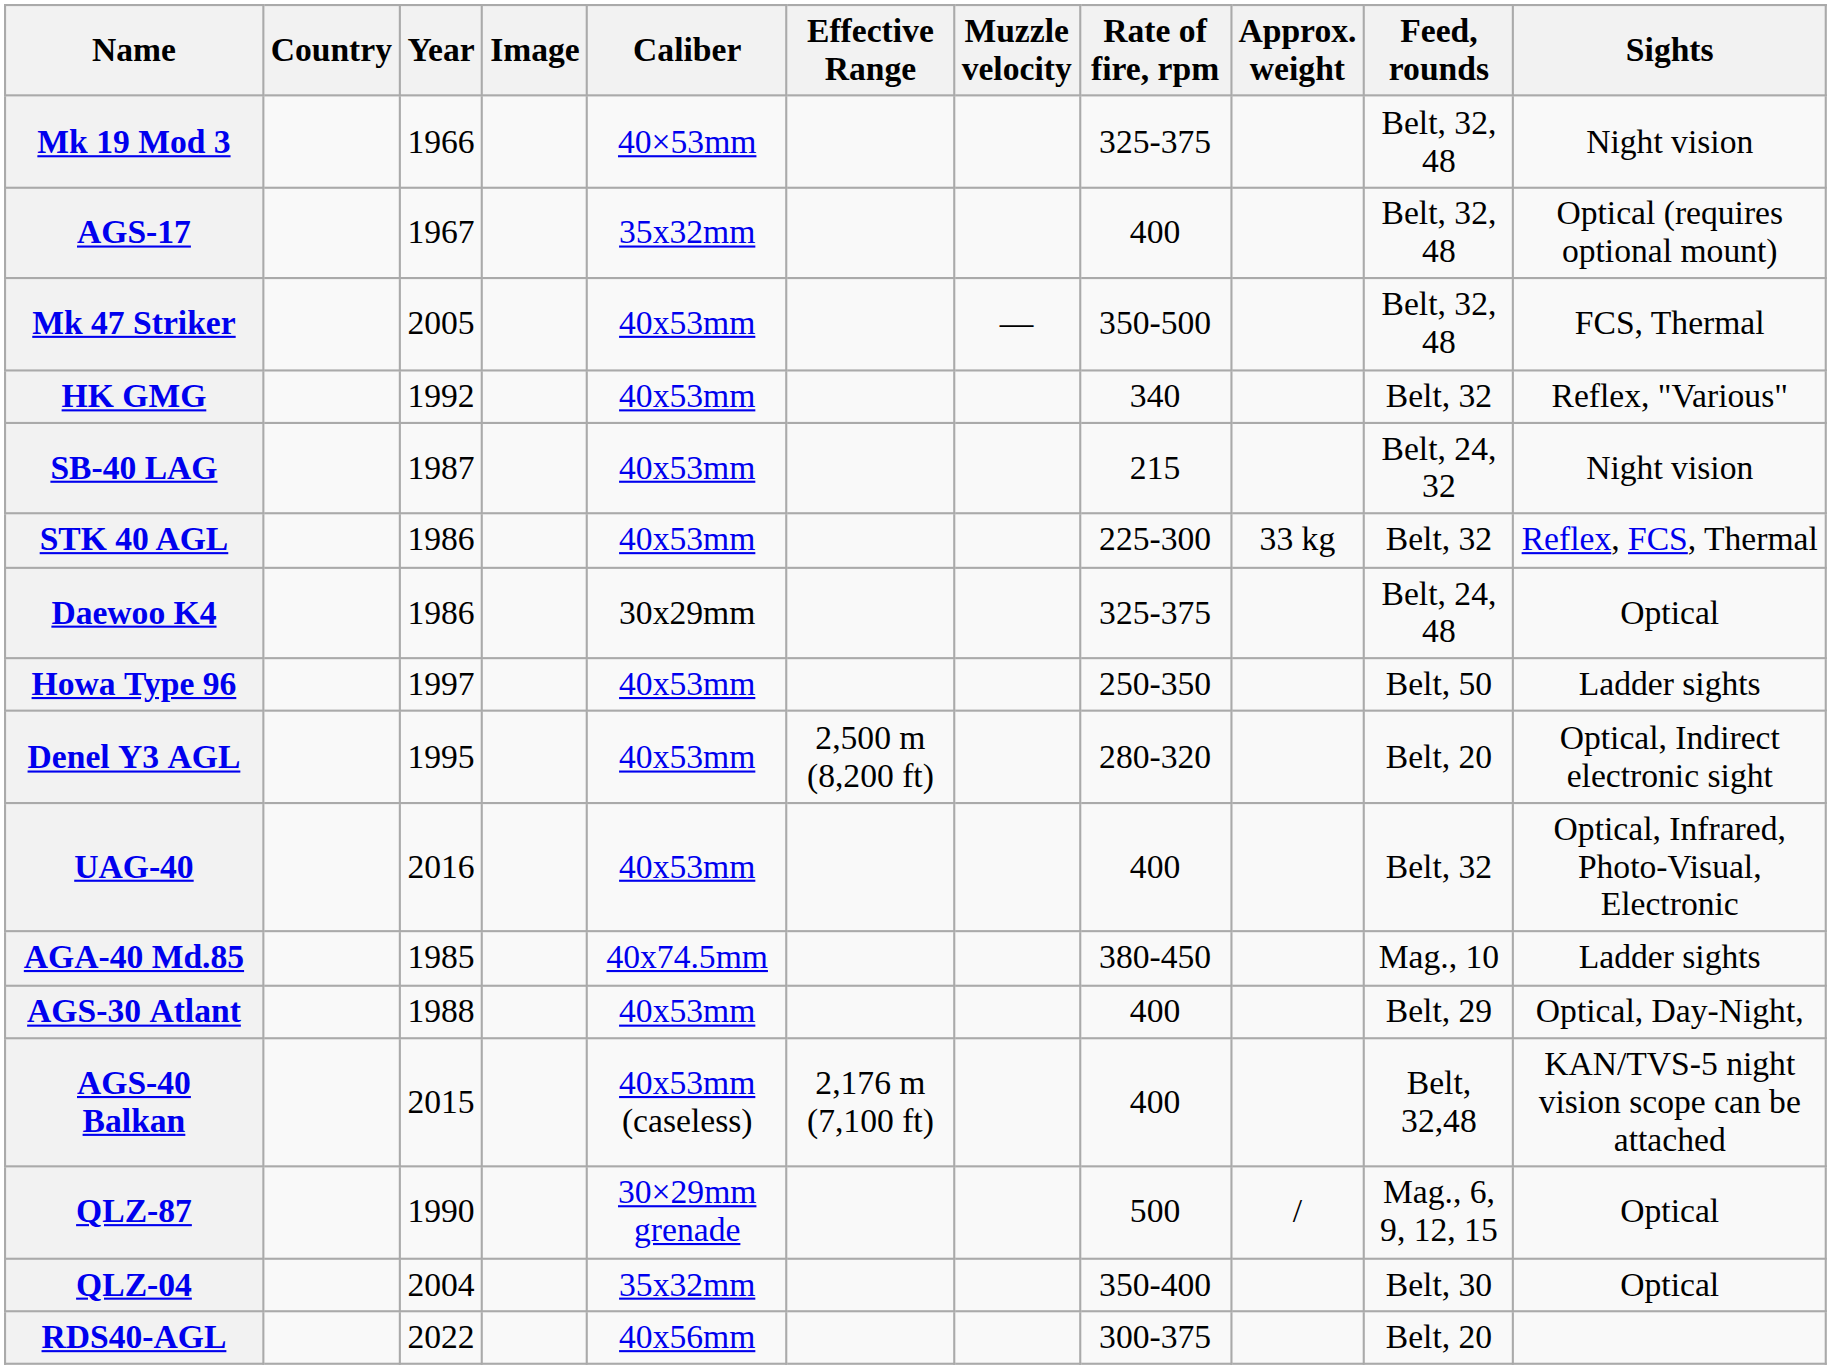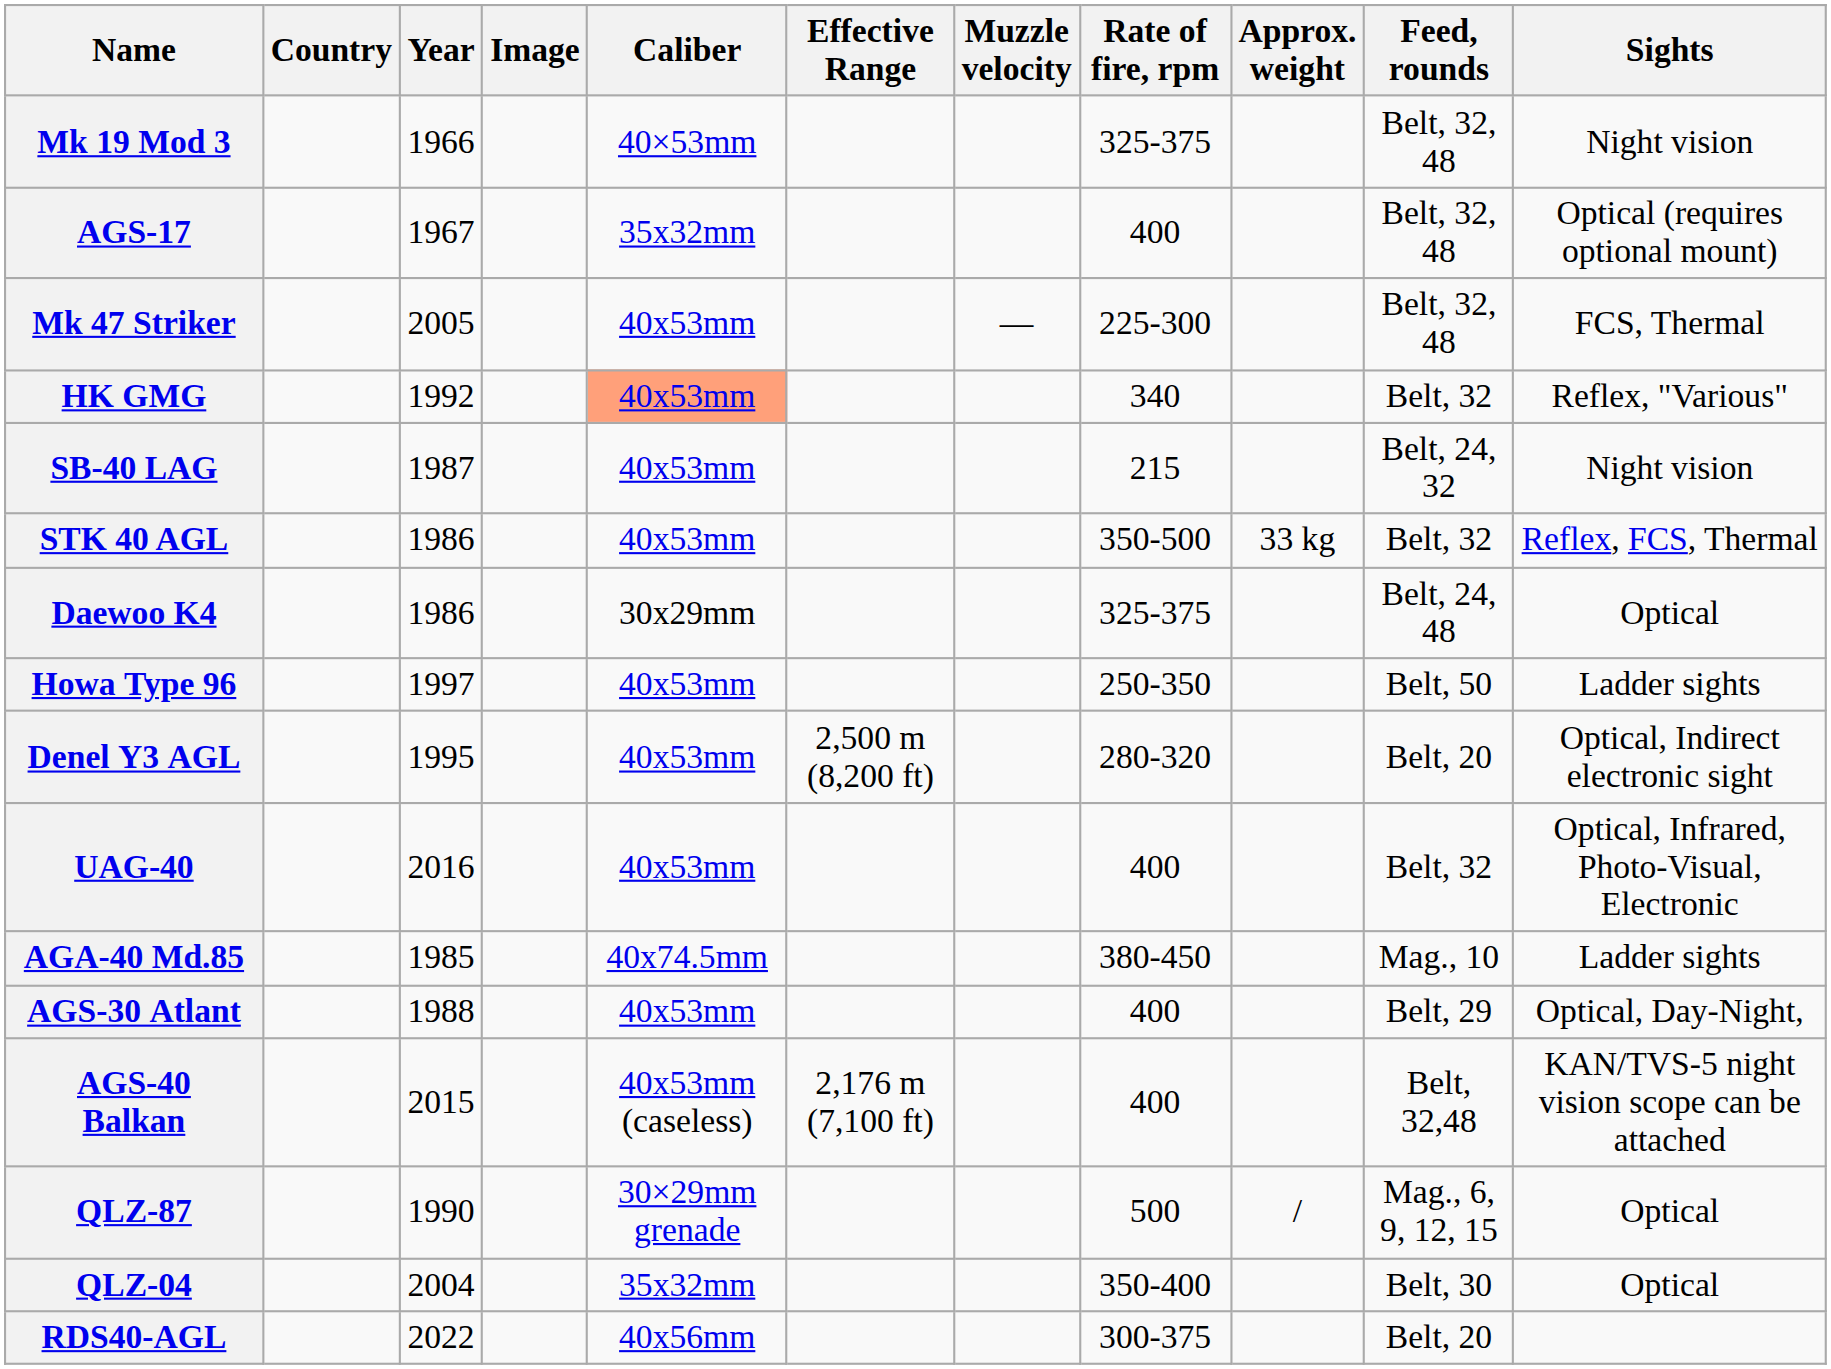(1155, 323) 350‑500 -> (1155, 323) 225‑300
(687, 395) no background -> (687, 395) lightsalmon background
(1155, 539) 225‑300 -> (1155, 539) 350‑500
